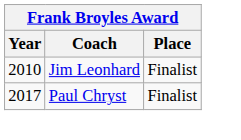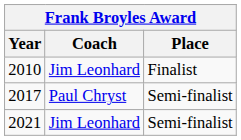(172, 95) Finalist -> (190, 95) Semi-finalist
+ row: (25, 122)
